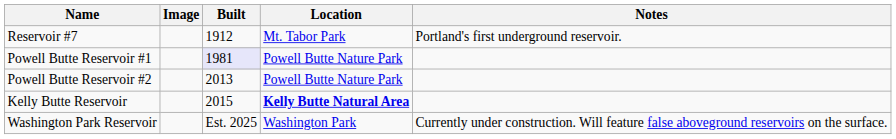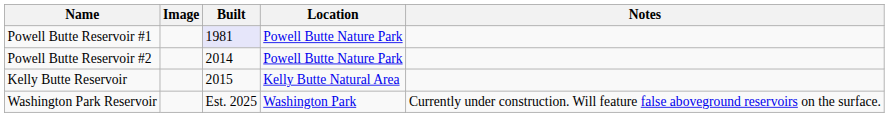- row: (42, 36)
(219, 79) 2013 -> (219, 58) 2014
(336, 101) bold -> (331, 79) normal
